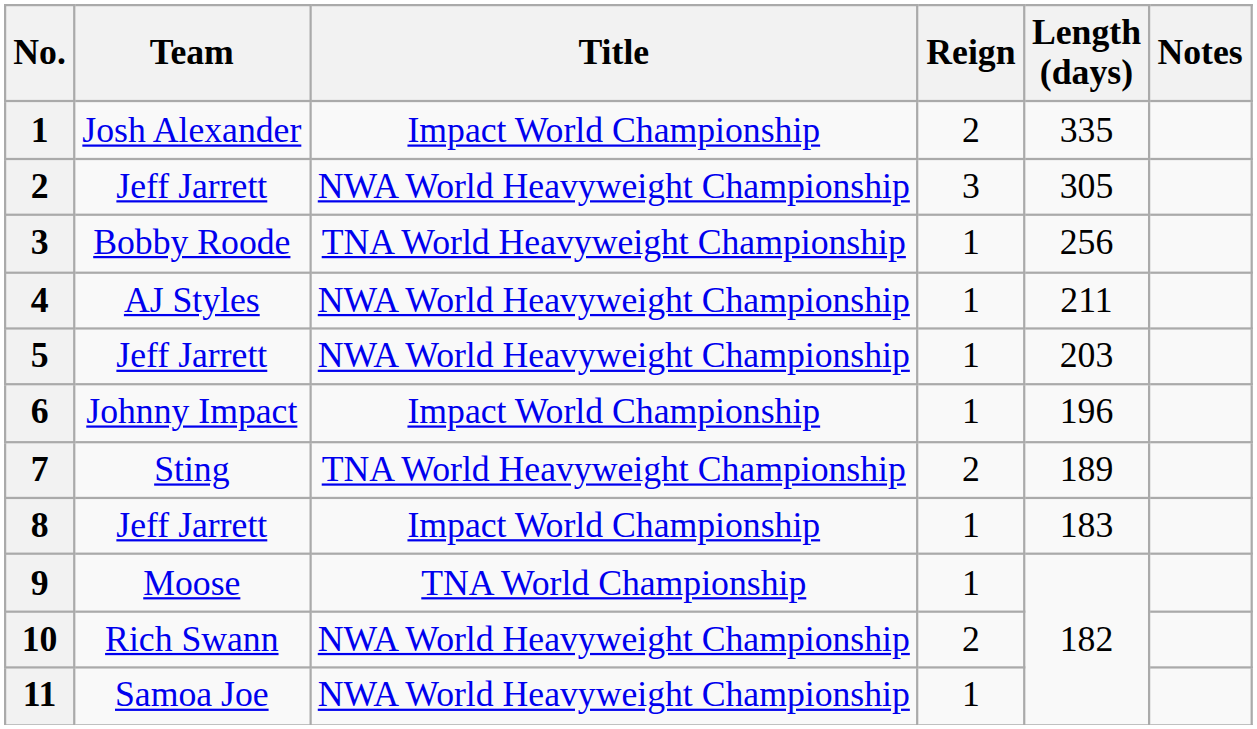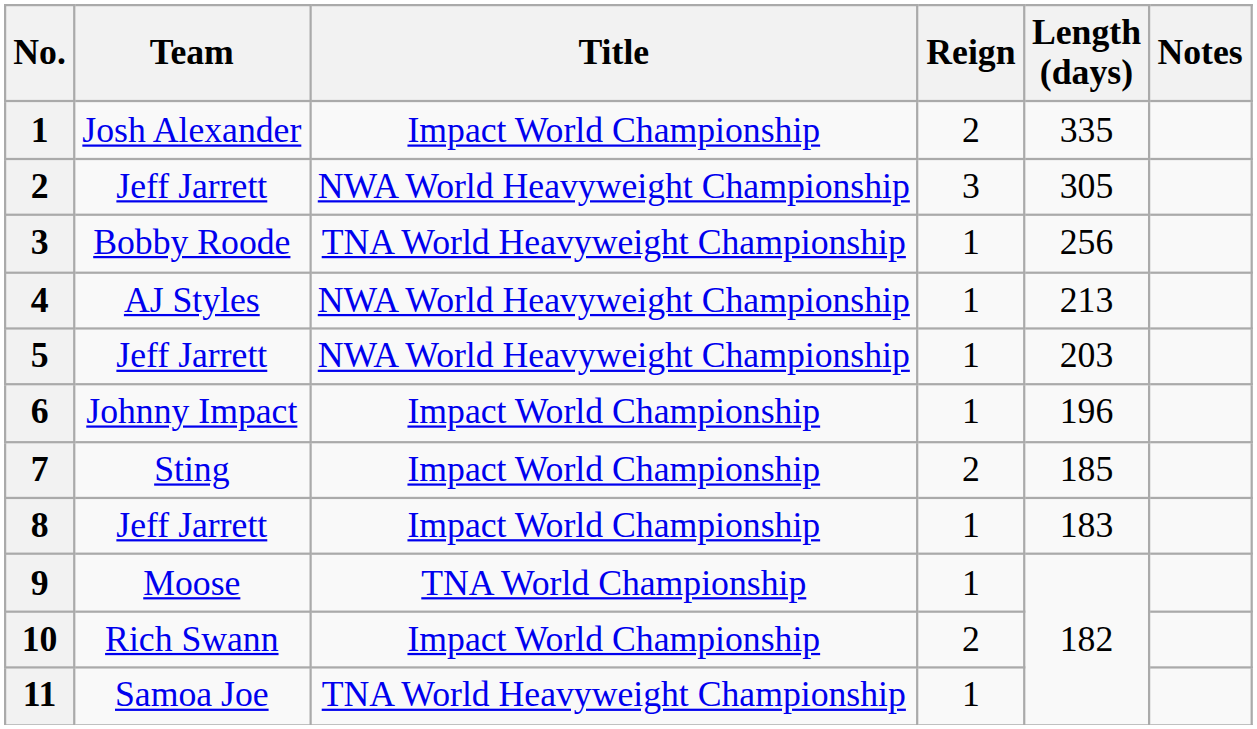(1086, 299) 211 -> (1086, 299) 213
(614, 469) TNA World Heavyweight Championship -> (614, 469) Impact World Championship
(1086, 469) 189 -> (1086, 469) 185
(614, 638) NWA World Heavyweight Championship -> (614, 638) Impact World Championship
(614, 695) NWA World Heavyweight Championship -> (614, 695) TNA World Heavyweight Championship
